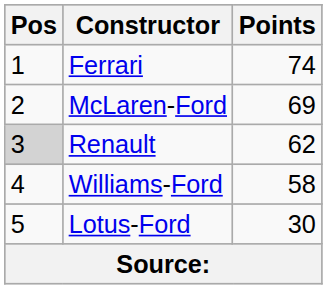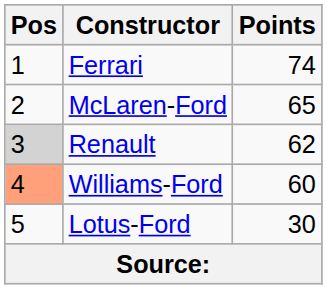(302, 105) 69 -> (302, 105) 65
(18, 185) no background -> (18, 185) lightsalmon background
(302, 185) 58 -> (302, 185) 60
